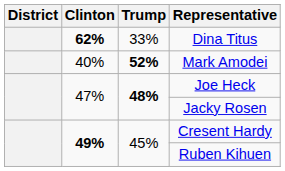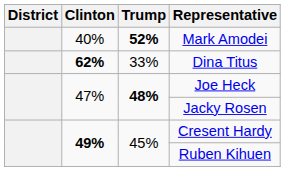rows swapped: (225, 39) <-> (225, 62)
